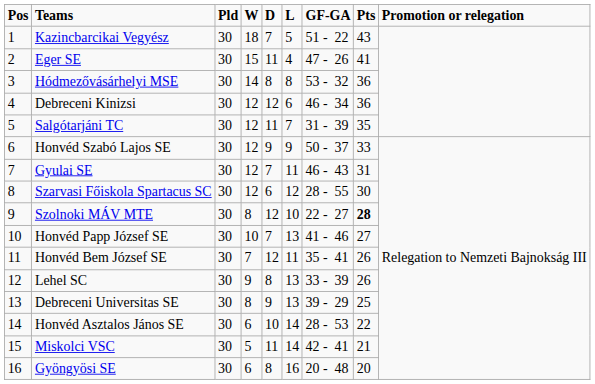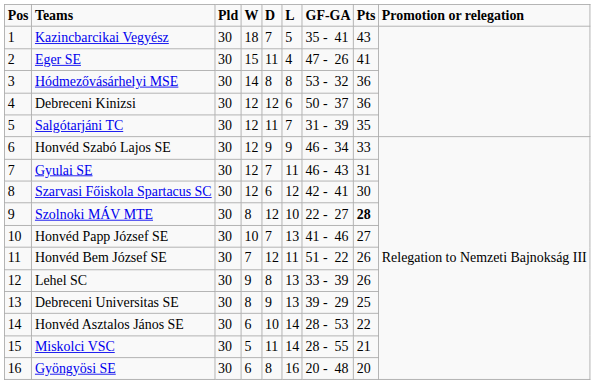(327, 37) 51 - 22 -> (327, 37) 35 - 41
(327, 103) 46 - 34 -> (327, 103) 50 - 37
(327, 147) 50 - 37 -> (327, 147) 46 - 34
(327, 192) 28 - 55 -> (327, 192) 42 - 41
(327, 258) 35 - 41 -> (327, 258) 51 - 22
(327, 346) 42 - 41 -> (327, 346) 28 - 55
